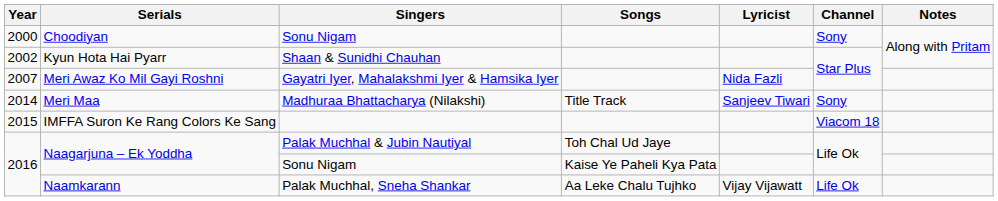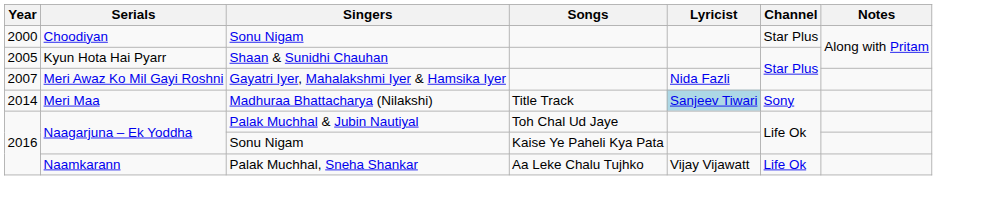(831, 36) Sony -> (791, 36) Star Plus
(22, 57) 2002 -> (22, 57) 2005
(766, 100) no background -> (714, 100) lightblue background
- row: (160, 121)
